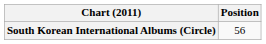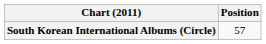(240, 30) 56 -> (240, 30) 57
